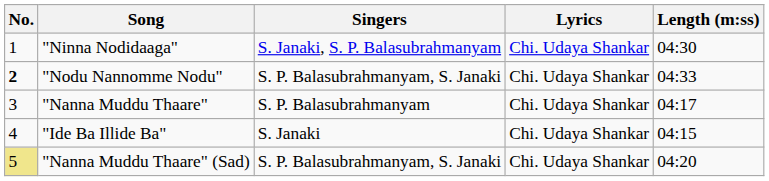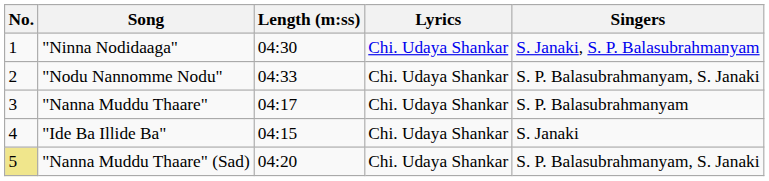columns swapped: (379, 18) <-> (708, 18)
(13, 76) bold -> (13, 76) normal
